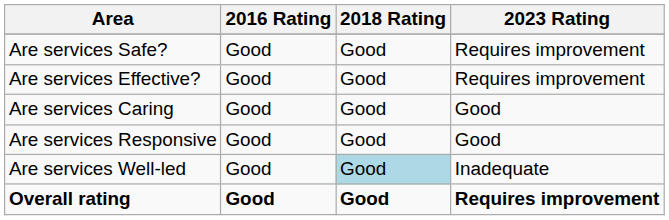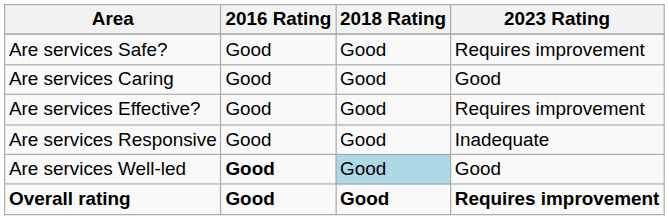rows swapped: (105, 79) <-> (91, 109)
(478, 139) Good -> (502, 139) Inadequate
(249, 169) normal -> (250, 169) bold
(502, 169) Inadequate -> (478, 169) Good
